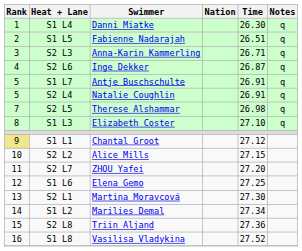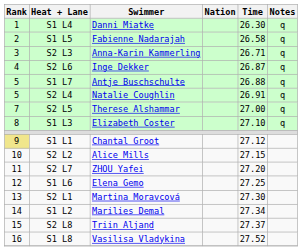(253, 39) 26.51 -> (253, 39) 26.58
(253, 81) 26.91 -> (253, 81) 26.88
(253, 109) 26.98 -> (253, 109) 27.00
(253, 225) 27.36 -> (253, 225) 27.37
